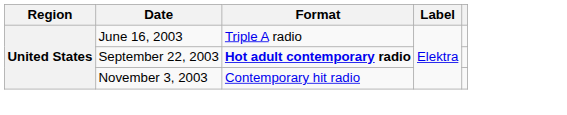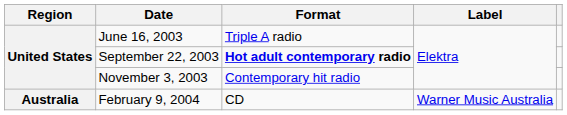+ row: (149, 99)
